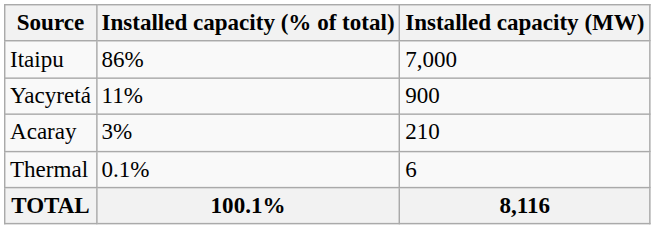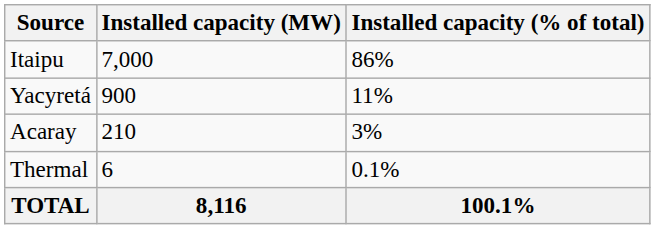columns swapped: (525, 22) <-> (248, 22)
